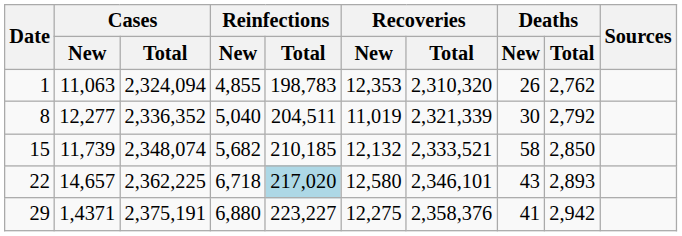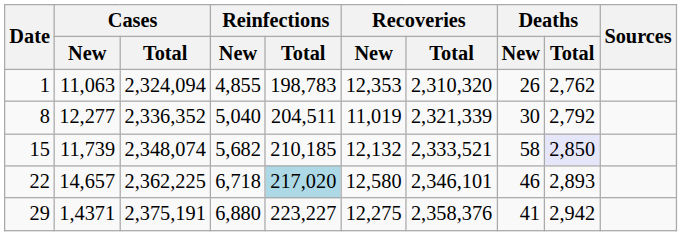(572, 149) no background -> (572, 149) lavender background
(530, 181) 43 -> (530, 181) 46
